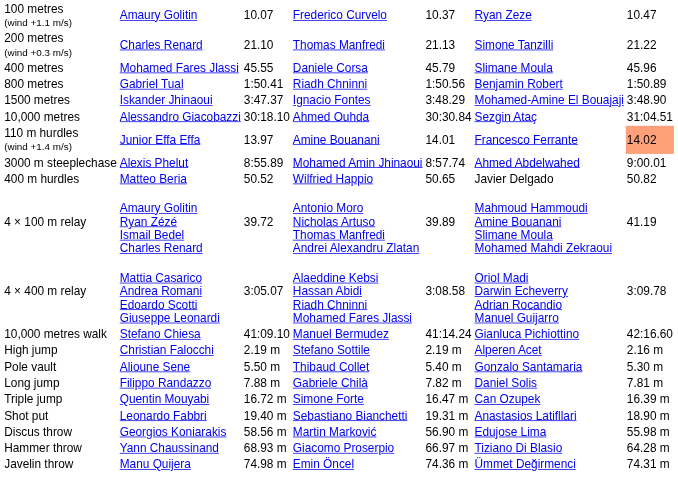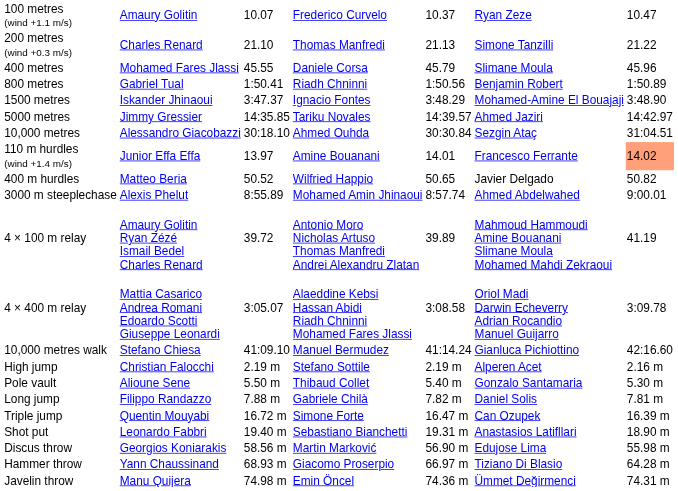+ row: (37, 117)
rows swapped: (42, 179) <-> (61, 162)
